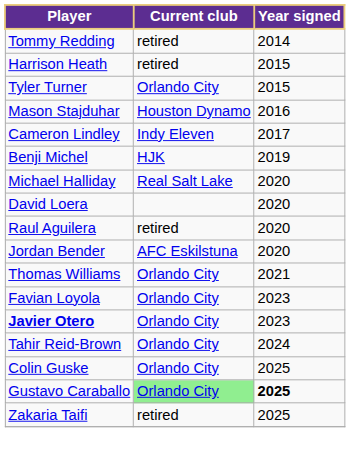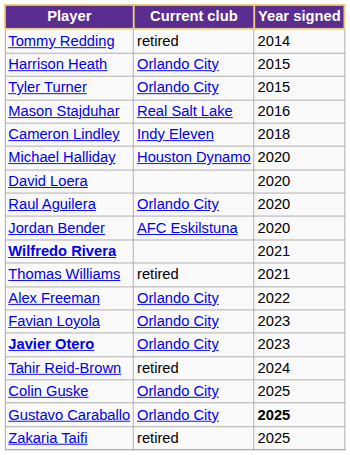(158, 64) retired -> (178, 64) Orlando City
(194, 111) Houston Dynamo -> (185, 111) Real Salt Lake
(274, 134) 2017 -> (274, 134) 2018
- row: (48, 158)
(185, 181) Real Salt Lake -> (194, 158) Houston Dynamo
(158, 228) retired -> (178, 204) Orlando City
+ row: (62, 251)
(178, 274) Orlando City -> (158, 274) retired
+ row: (54, 298)
(178, 344) Orlando City -> (158, 368) retired
(178, 391) lightgreen background -> (178, 414) no background
